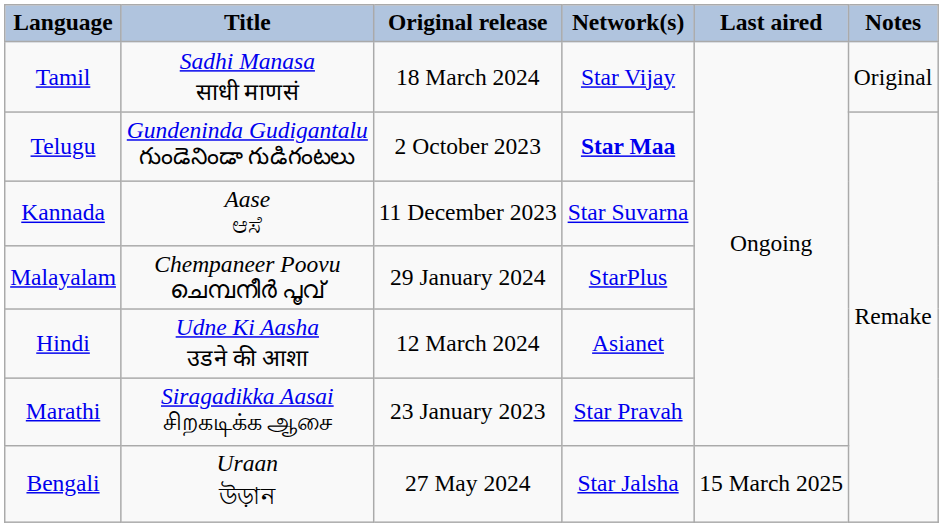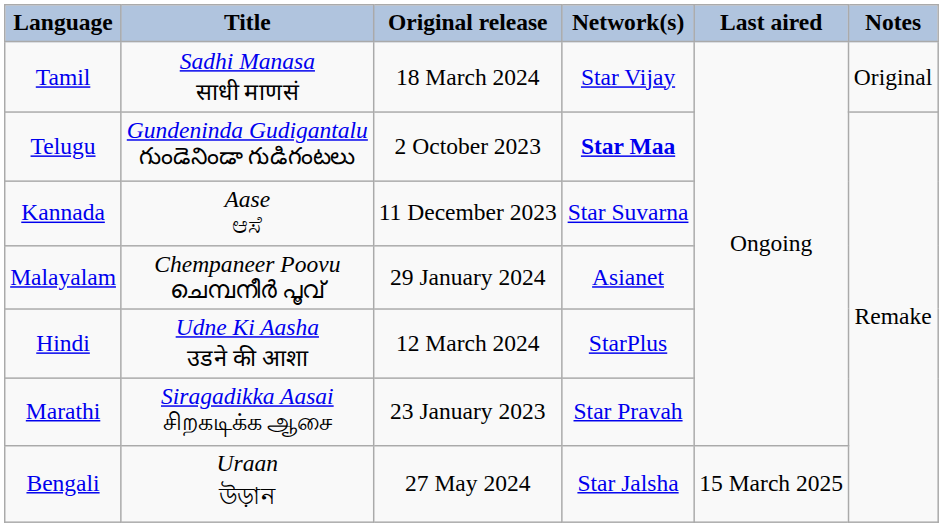(628, 276) StarPlus -> (628, 276) Asianet
(628, 343) Asianet -> (628, 343) StarPlus
